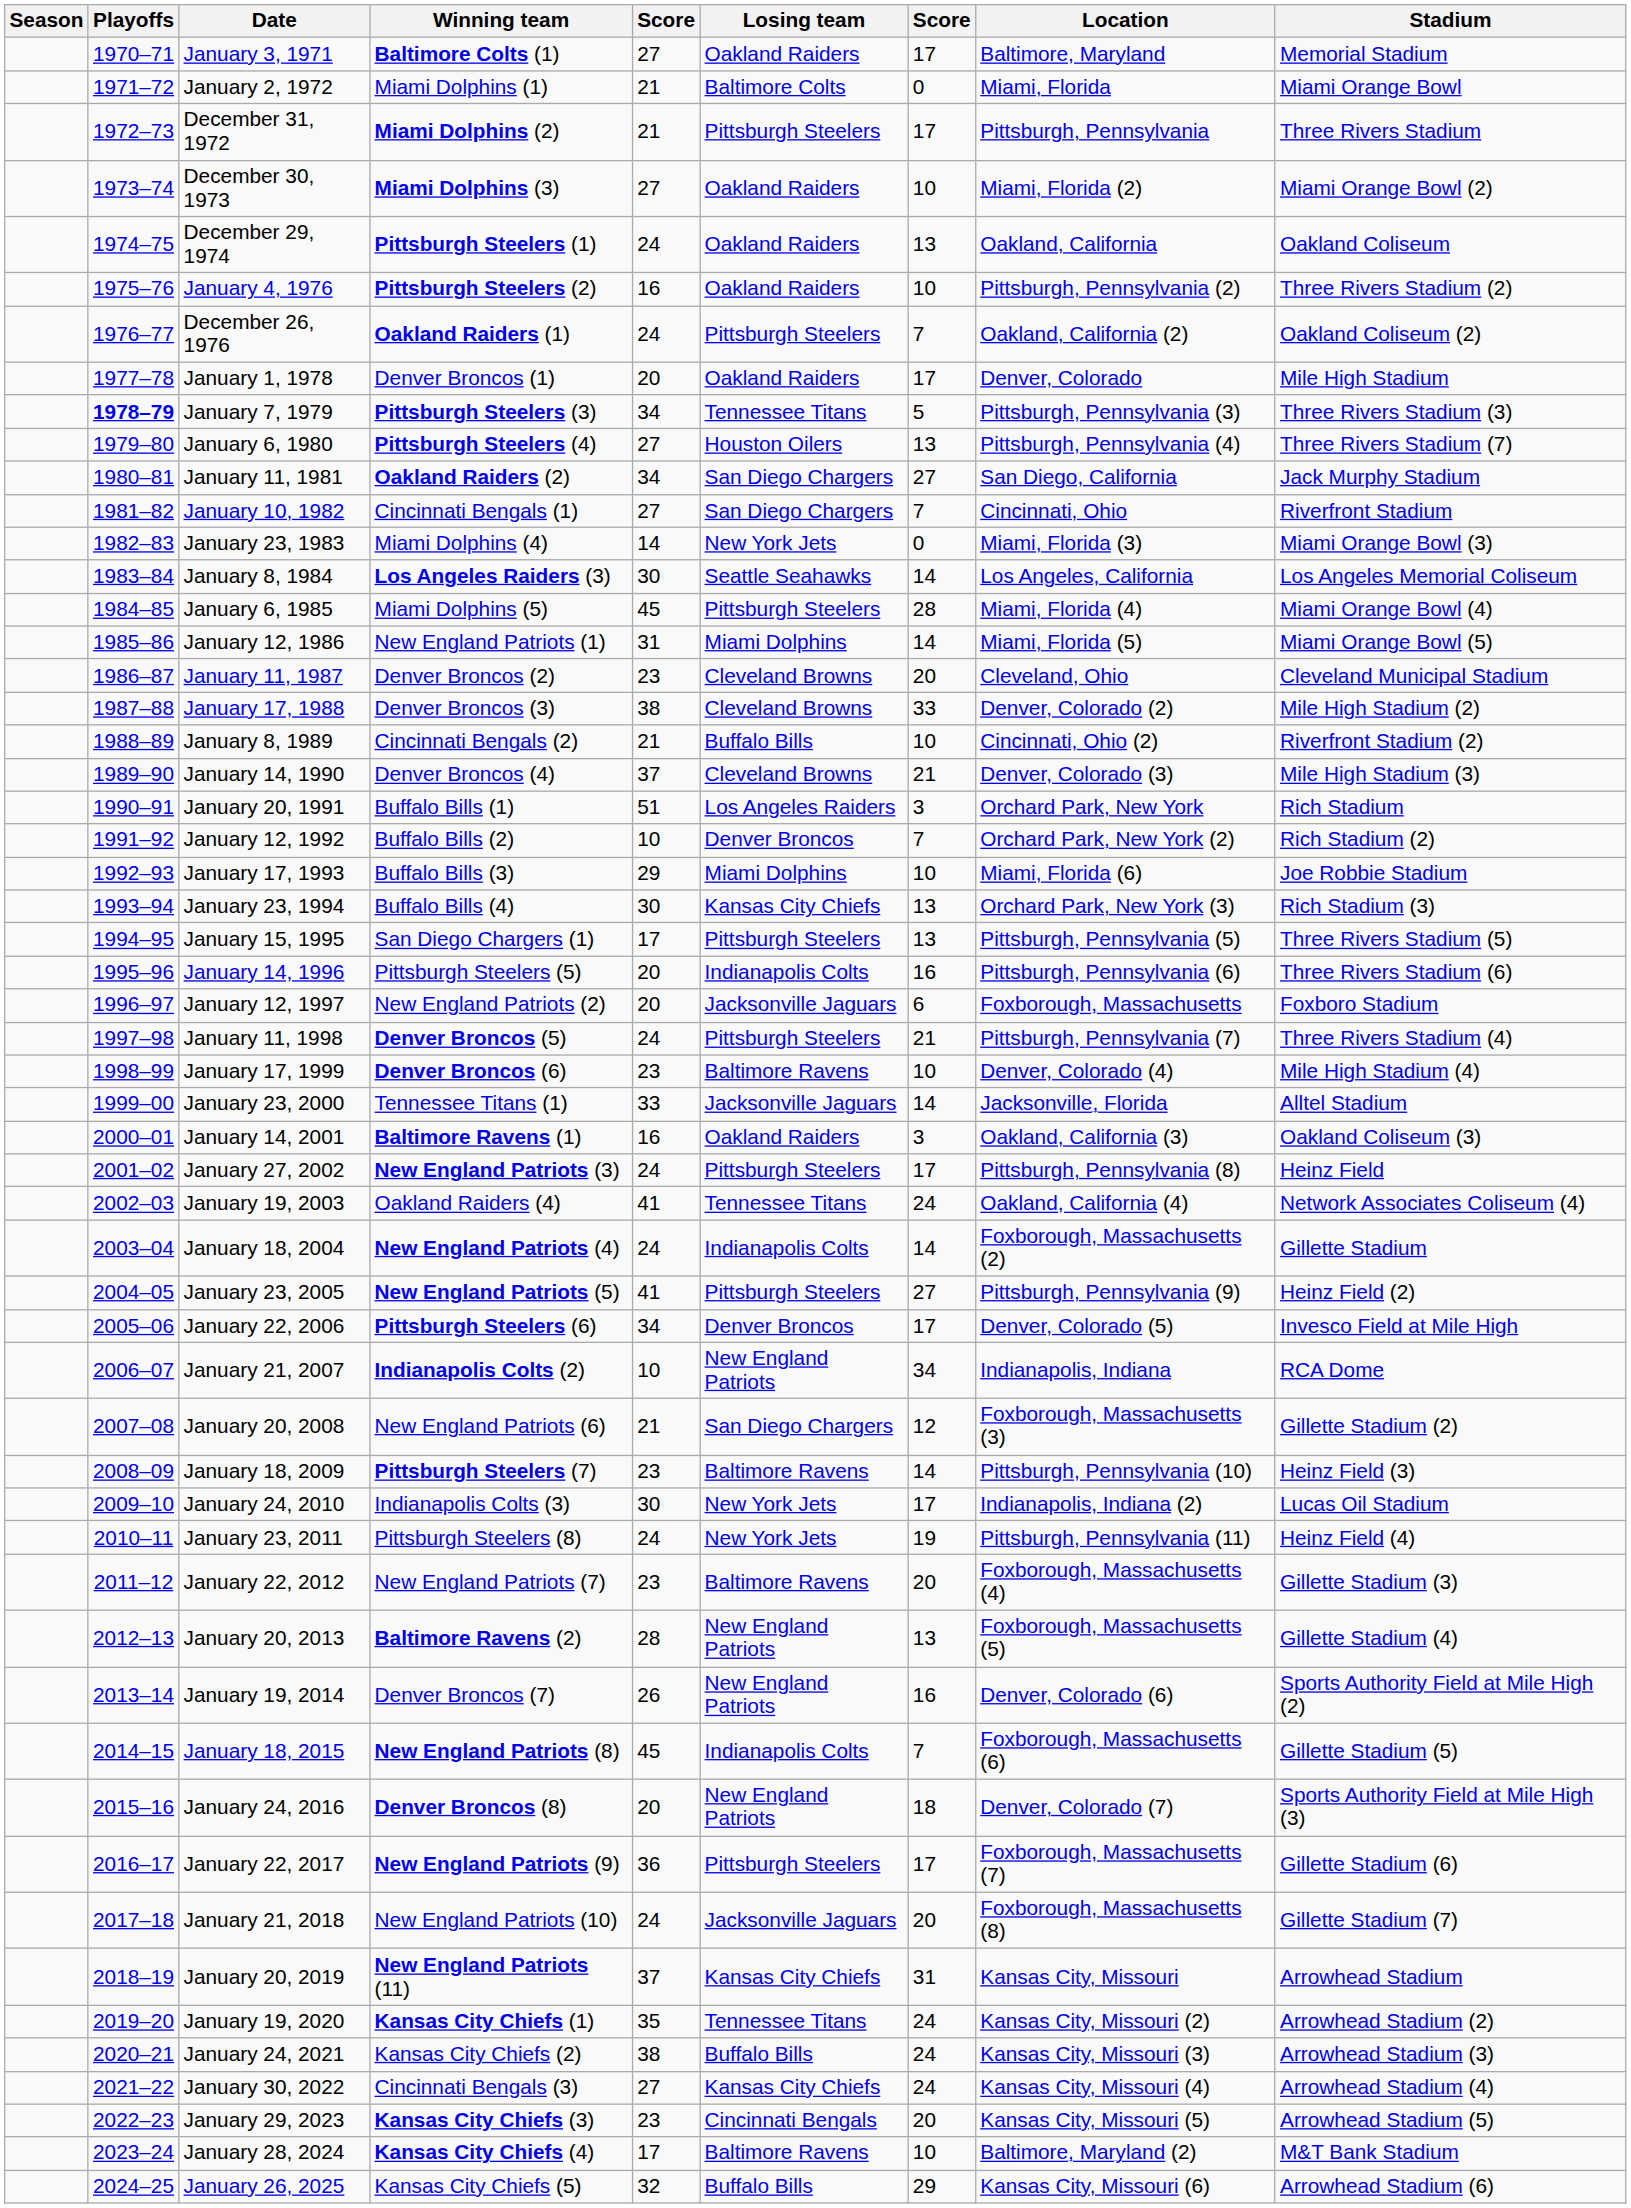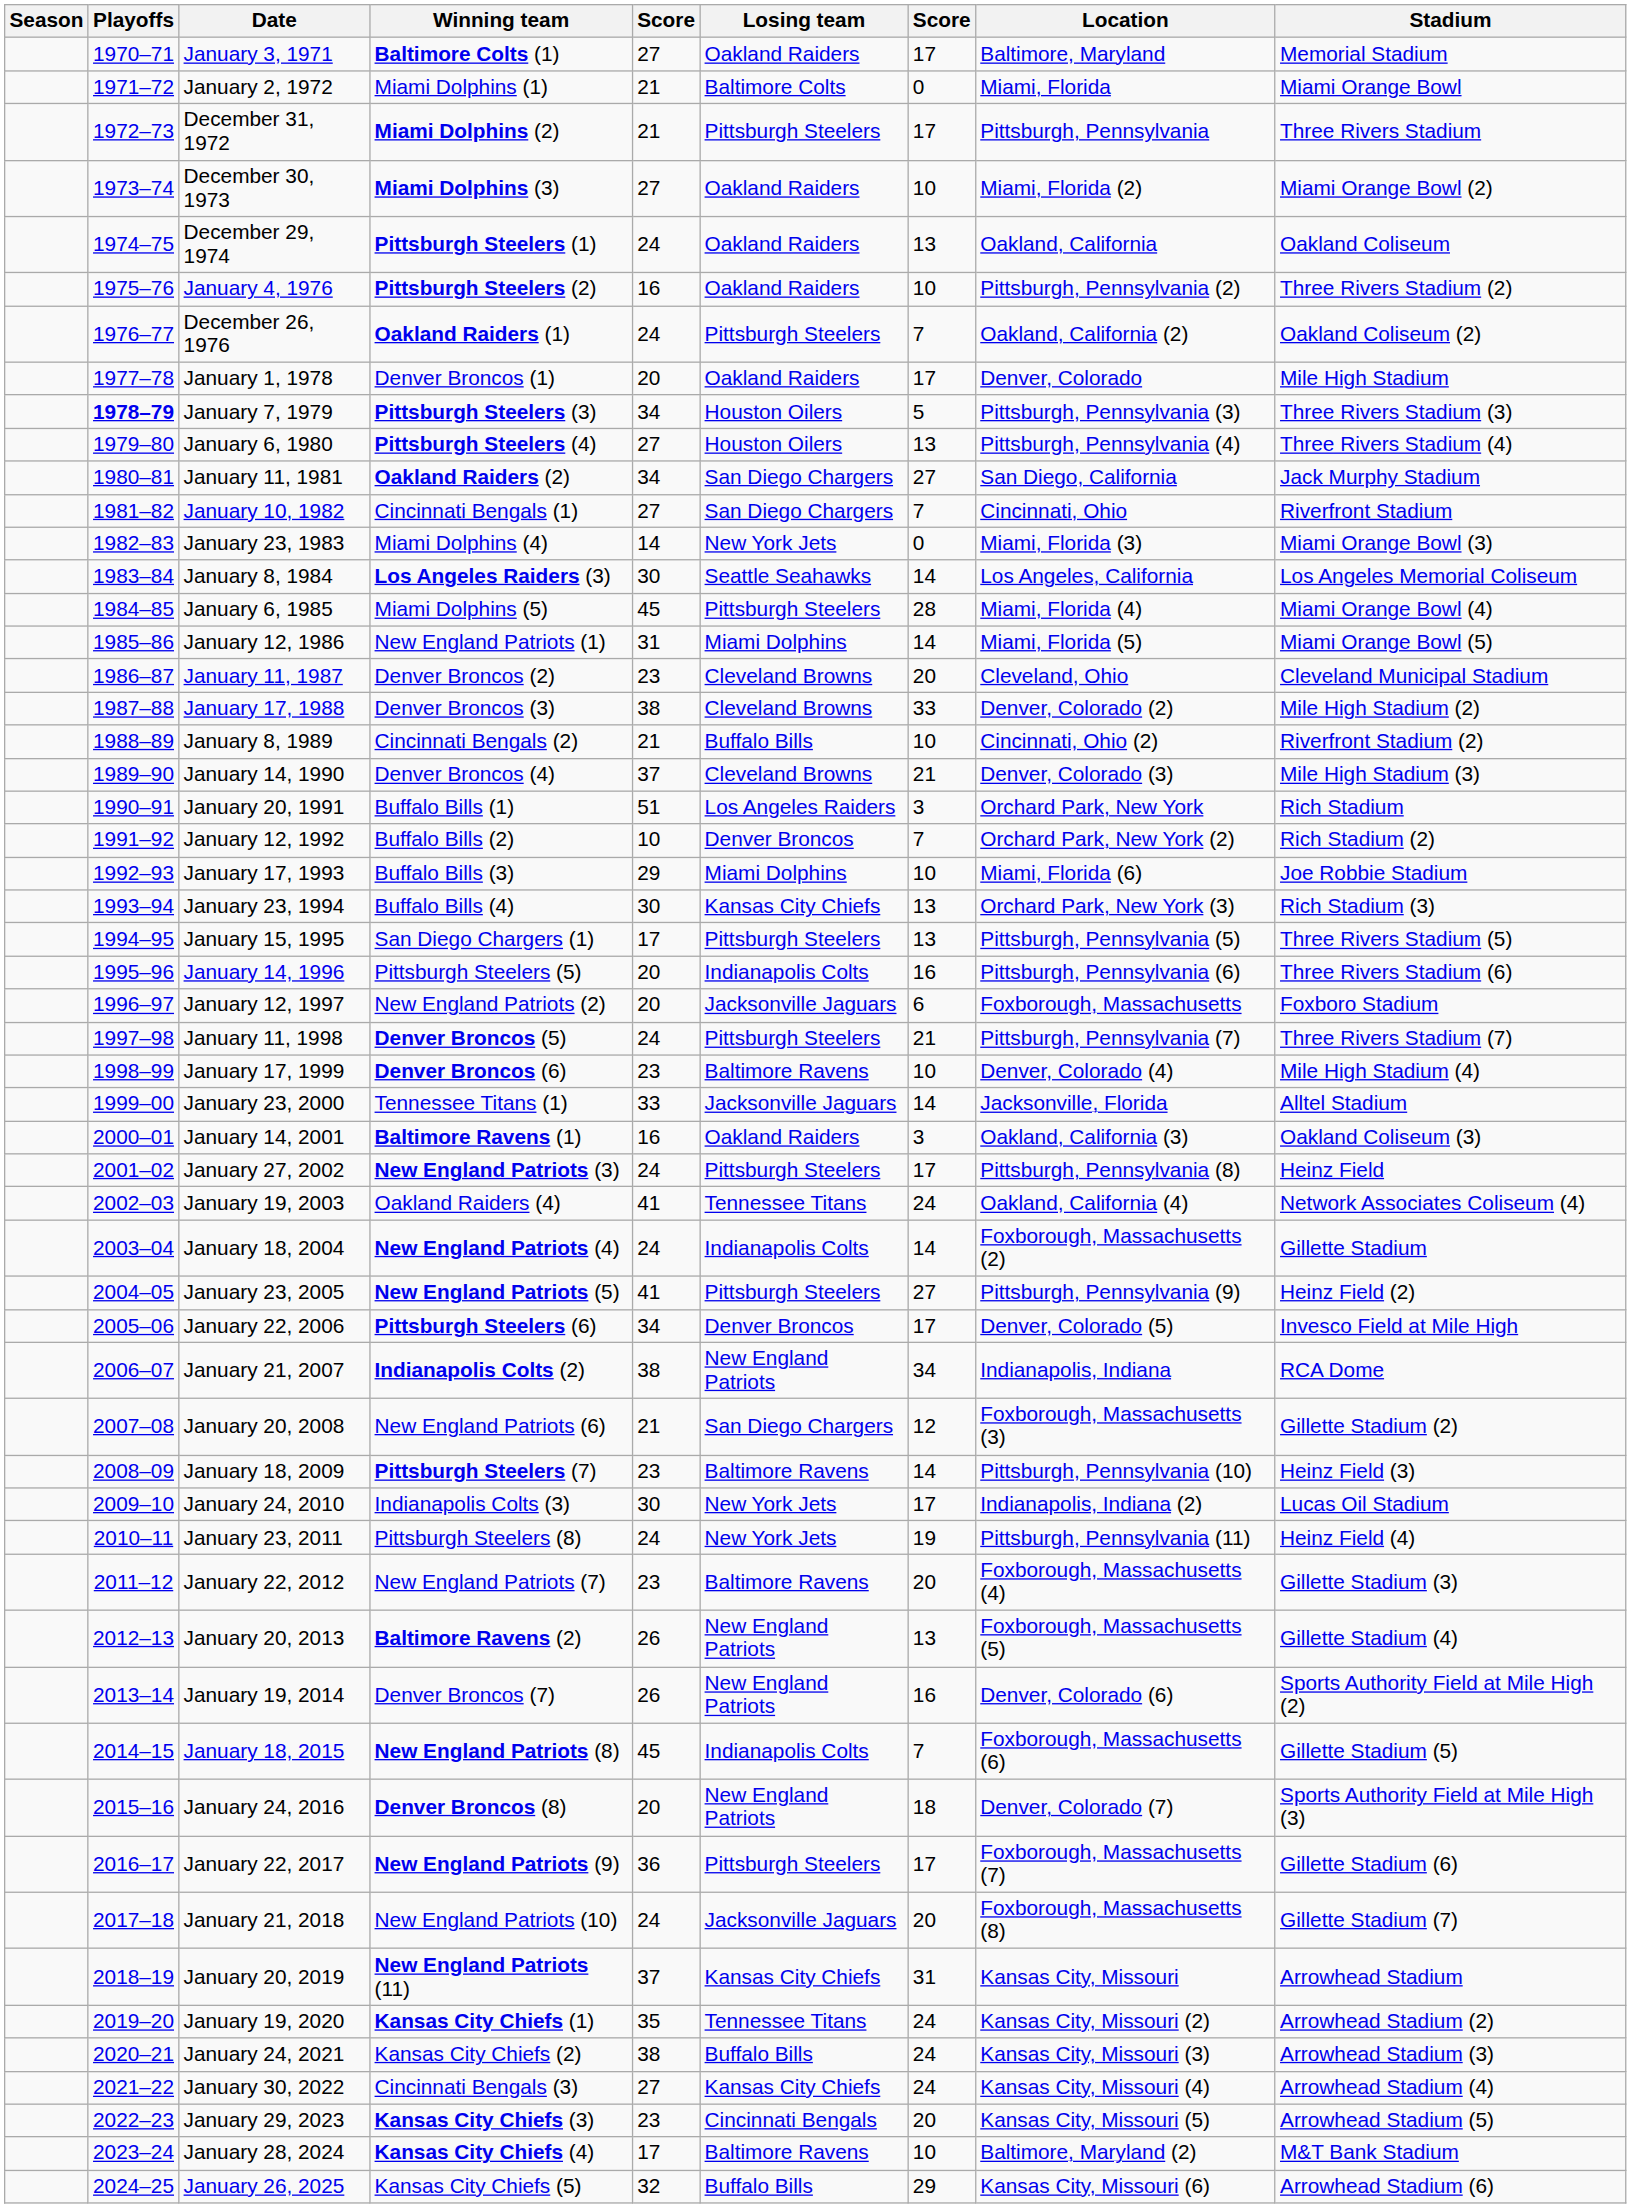(786, 411) Tennessee Titans -> (773, 411) Houston Oilers
(1396, 444) Three Rivers Stadium (7) -> (1396, 444) Three Rivers Stadium (4)
(1396, 1038) Three Rivers Stadium (4) -> (1396, 1038) Three Rivers Stadium (7)
(649, 1370) 10 -> (649, 1370) 38
(649, 1638) 28 -> (649, 1638) 26
